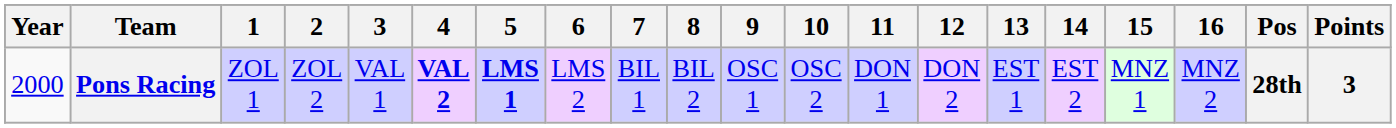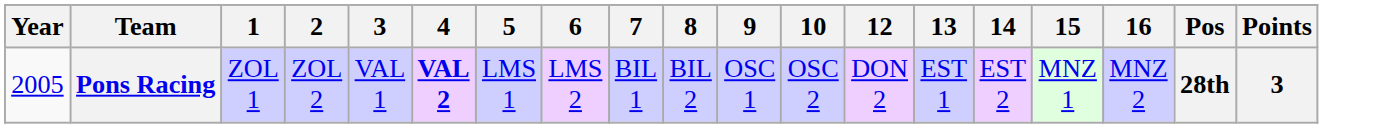- column: (882, 25)
(37, 84) 2000 -> (37, 84) 2005
(510, 84) bold -> (509, 84) normal
